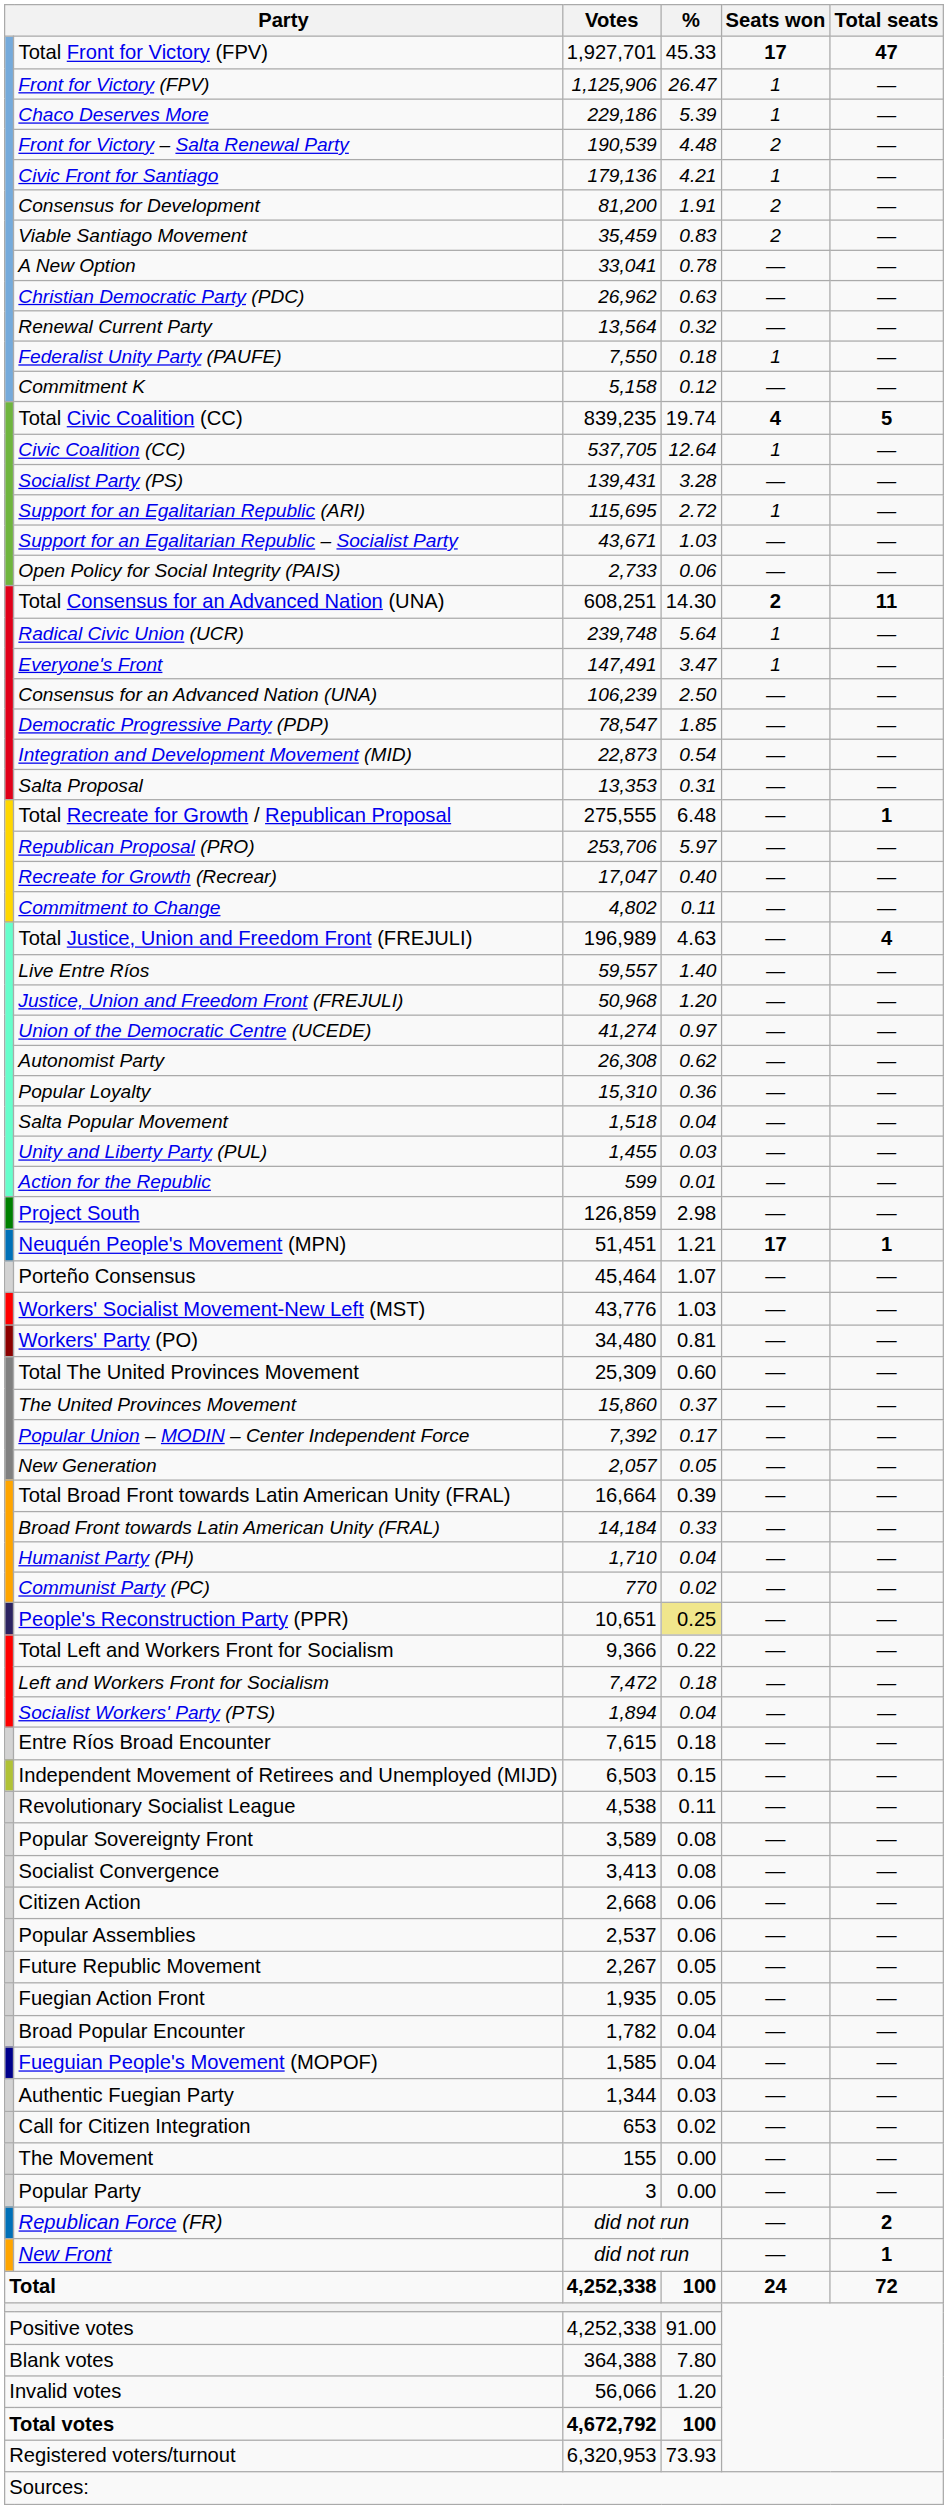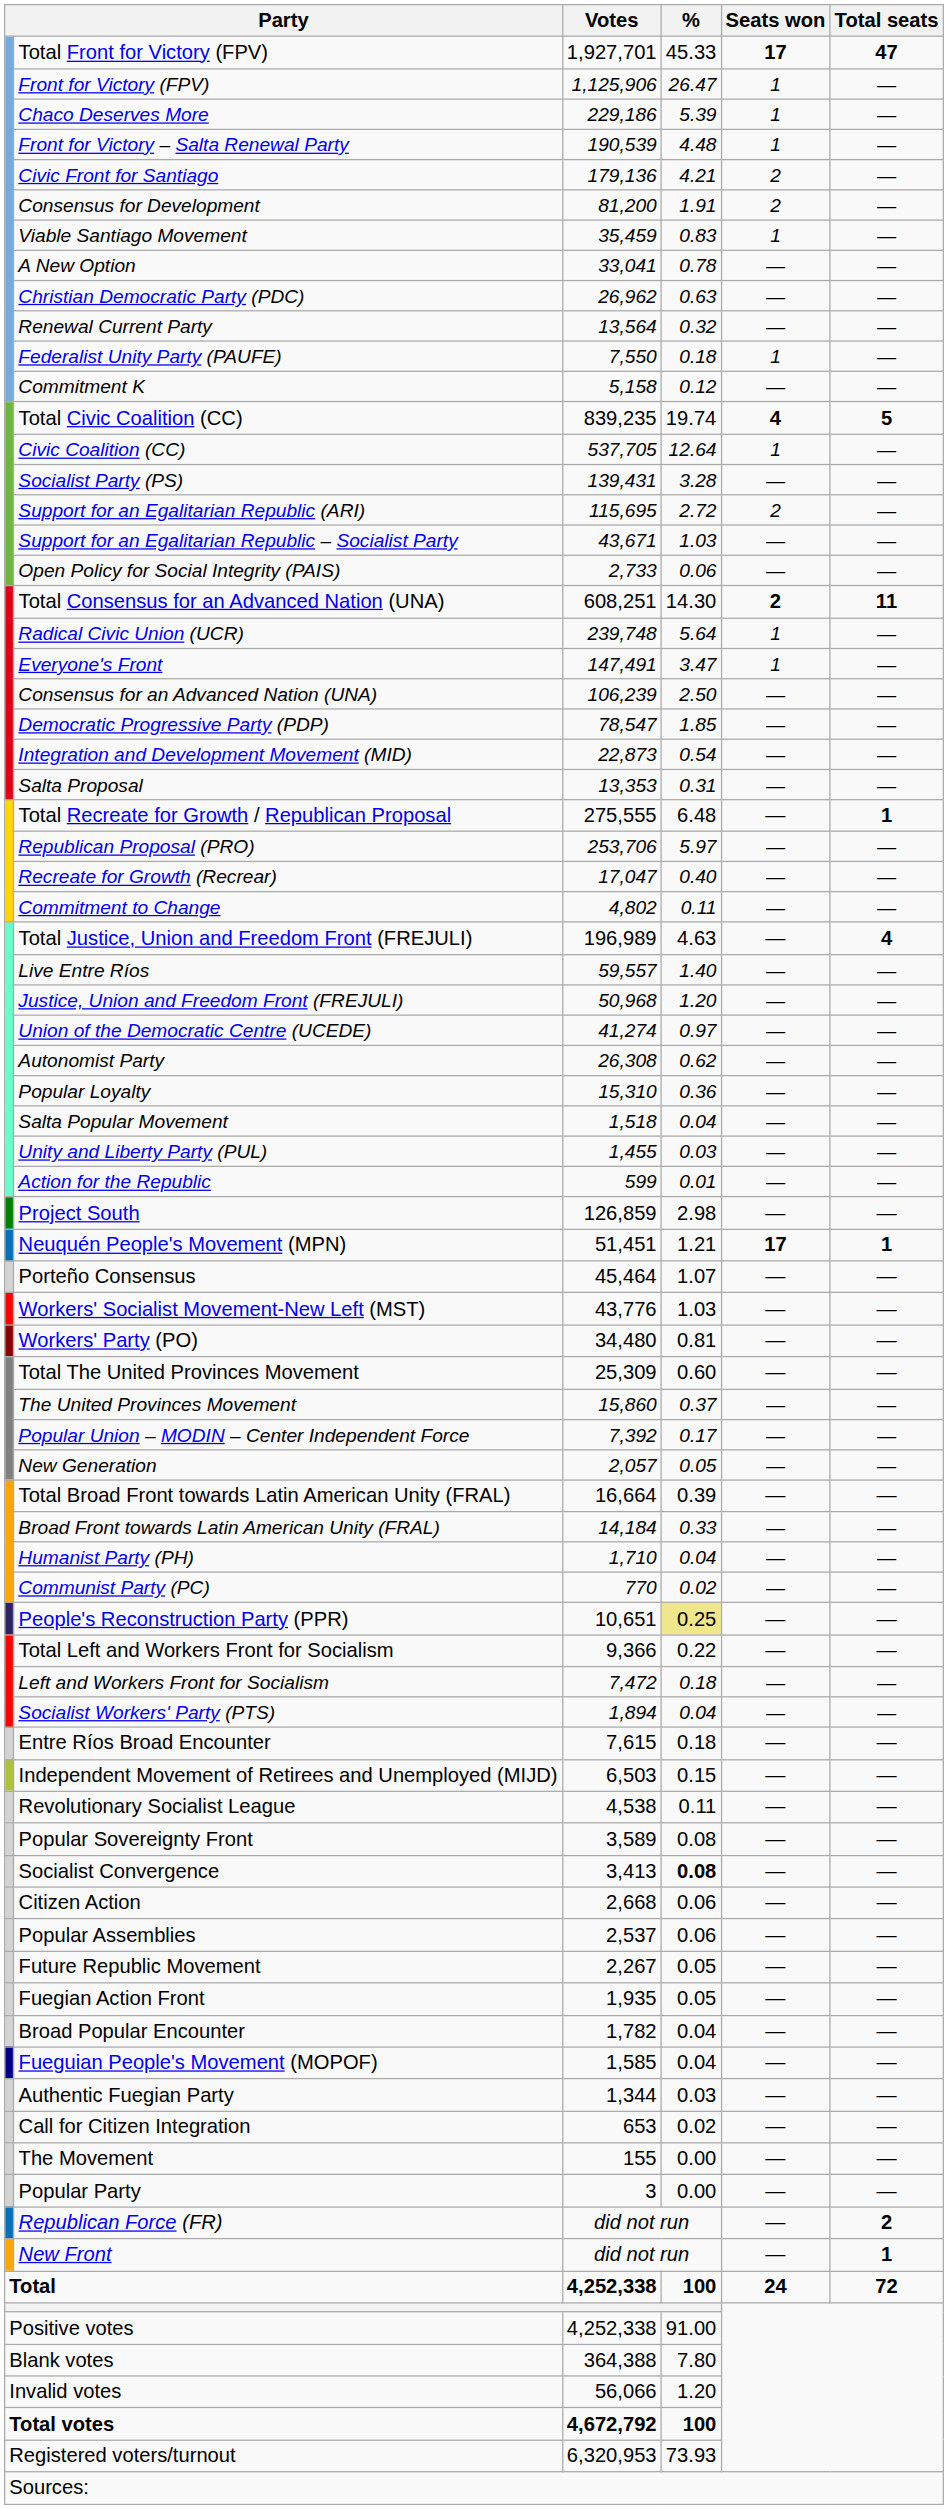(775, 144) 2 -> (775, 144) 1
(775, 175) 1 -> (775, 175) 2
(775, 235) 2 -> (775, 235) 1
(775, 510) 1 -> (775, 510) 2
(697, 1871) normal -> (697, 1871) bold
